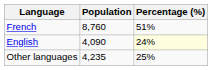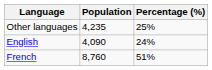rows swapped: (21, 27) <-> (42, 57)
(146, 42) lightyellow background -> (146, 42) no background
